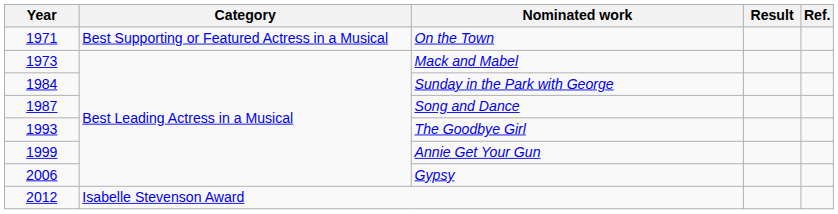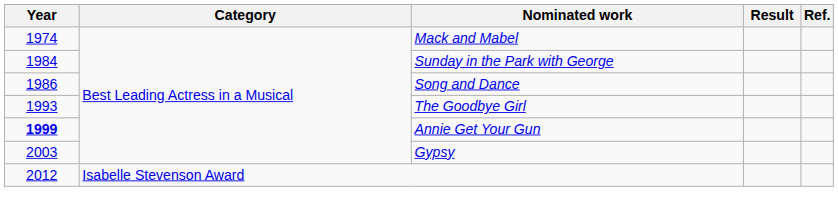- row: (454, 38)
(42, 60) 1973 -> (42, 38) 1974
(42, 106) 1987 -> (42, 83) 1986
(42, 151) normal -> (42, 129) bold
(42, 174) 2006 -> (42, 151) 2003
